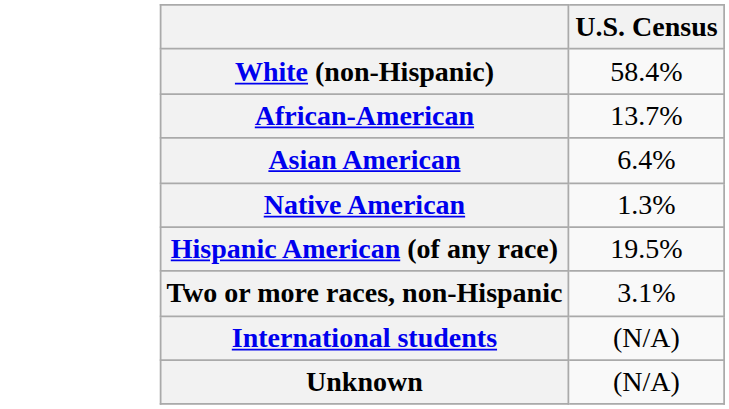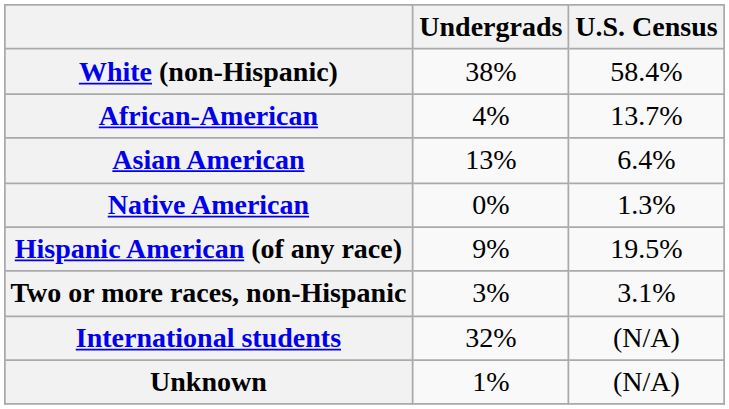+ column: (491, 26)
